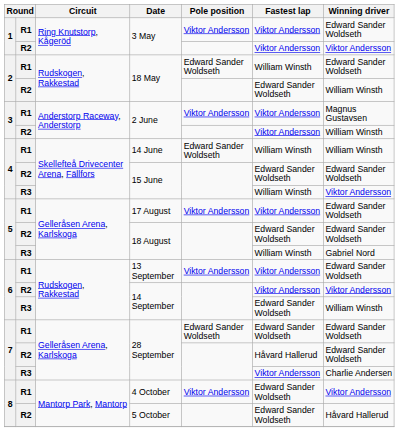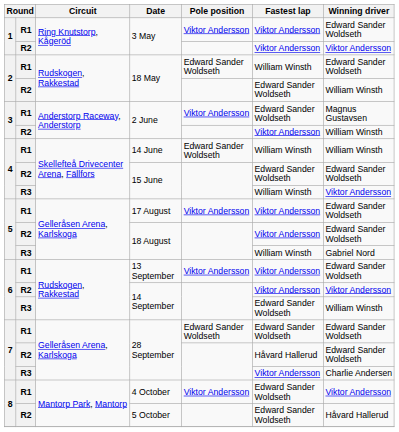(287, 113) Viktor Andersson -> (285, 113) Edward Sander Woldseth
(285, 234) Edward Sander Woldseth -> (287, 234) Viktor Andersson
